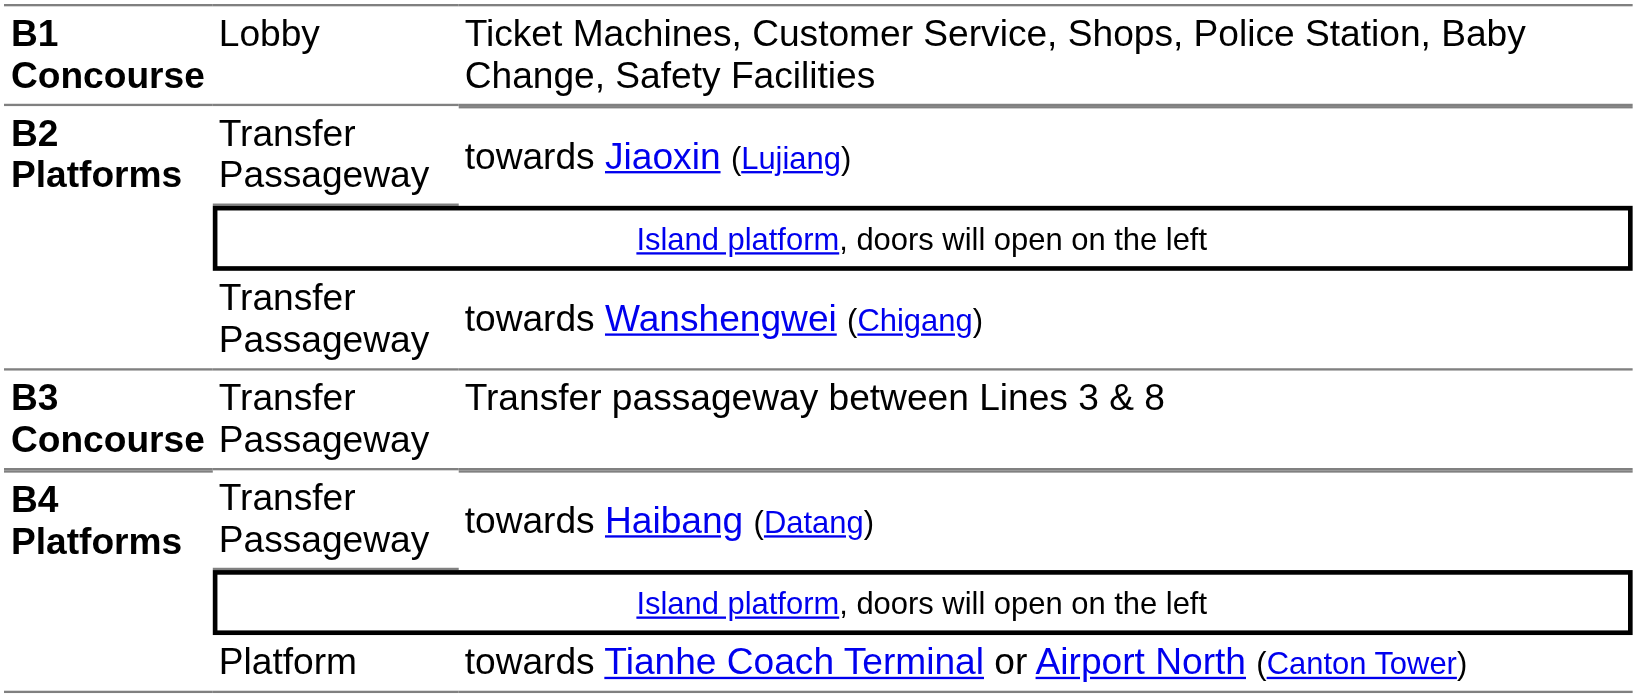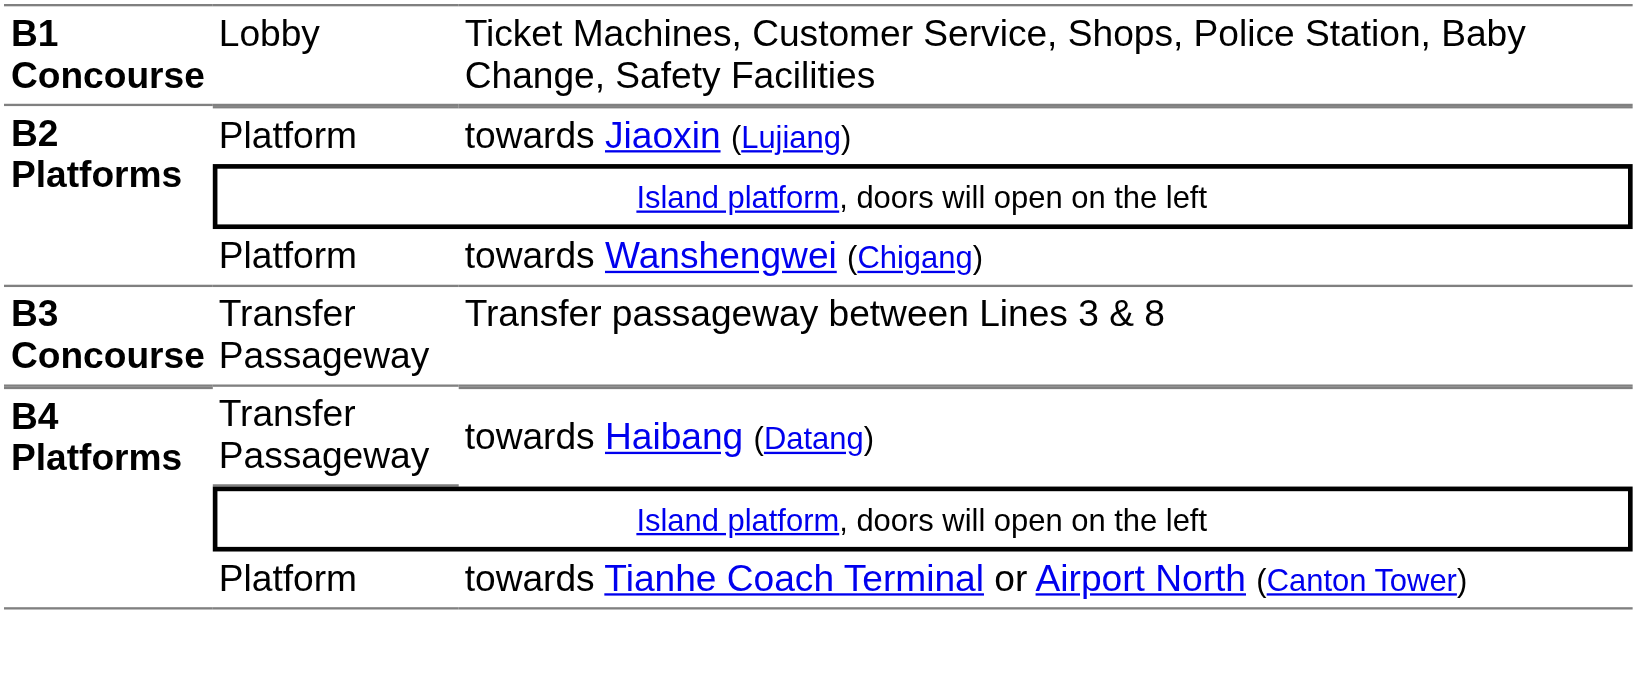(324, 154) Transfer Passageway -> (288, 135) Platform
(324, 318) Transfer Passageway -> (288, 256) Platform
